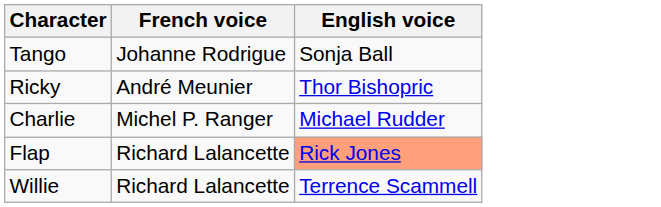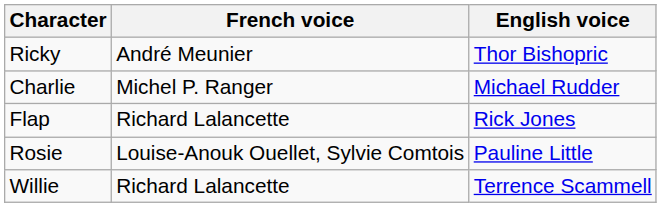- row: (38, 53)
(350, 152) lightsalmon background -> (525, 119) no background
+ row: (36, 152)
